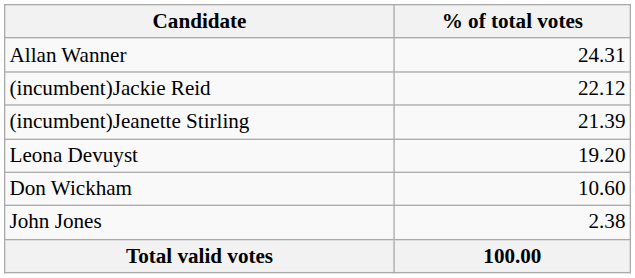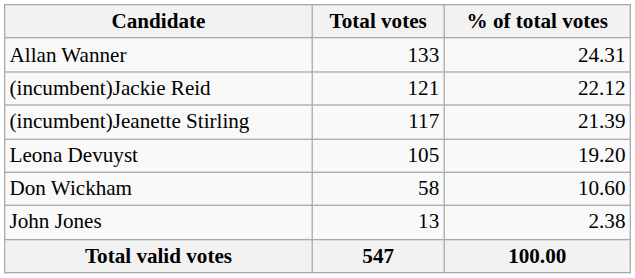+ column: (378, 21)
